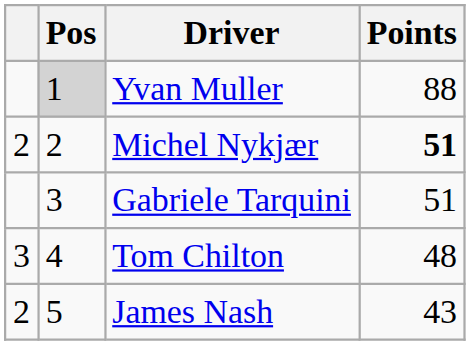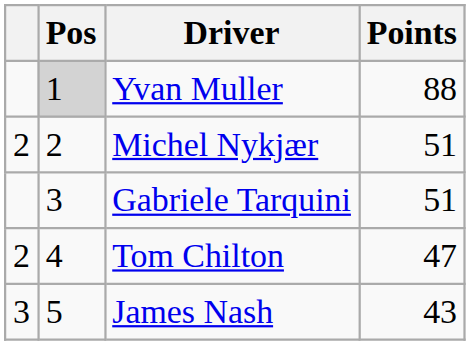(440, 144) bold -> (440, 144) normal
(21, 256) 3 -> (21, 256) 2
(440, 256) 48 -> (440, 256) 47
(21, 312) 2 -> (21, 312) 3
